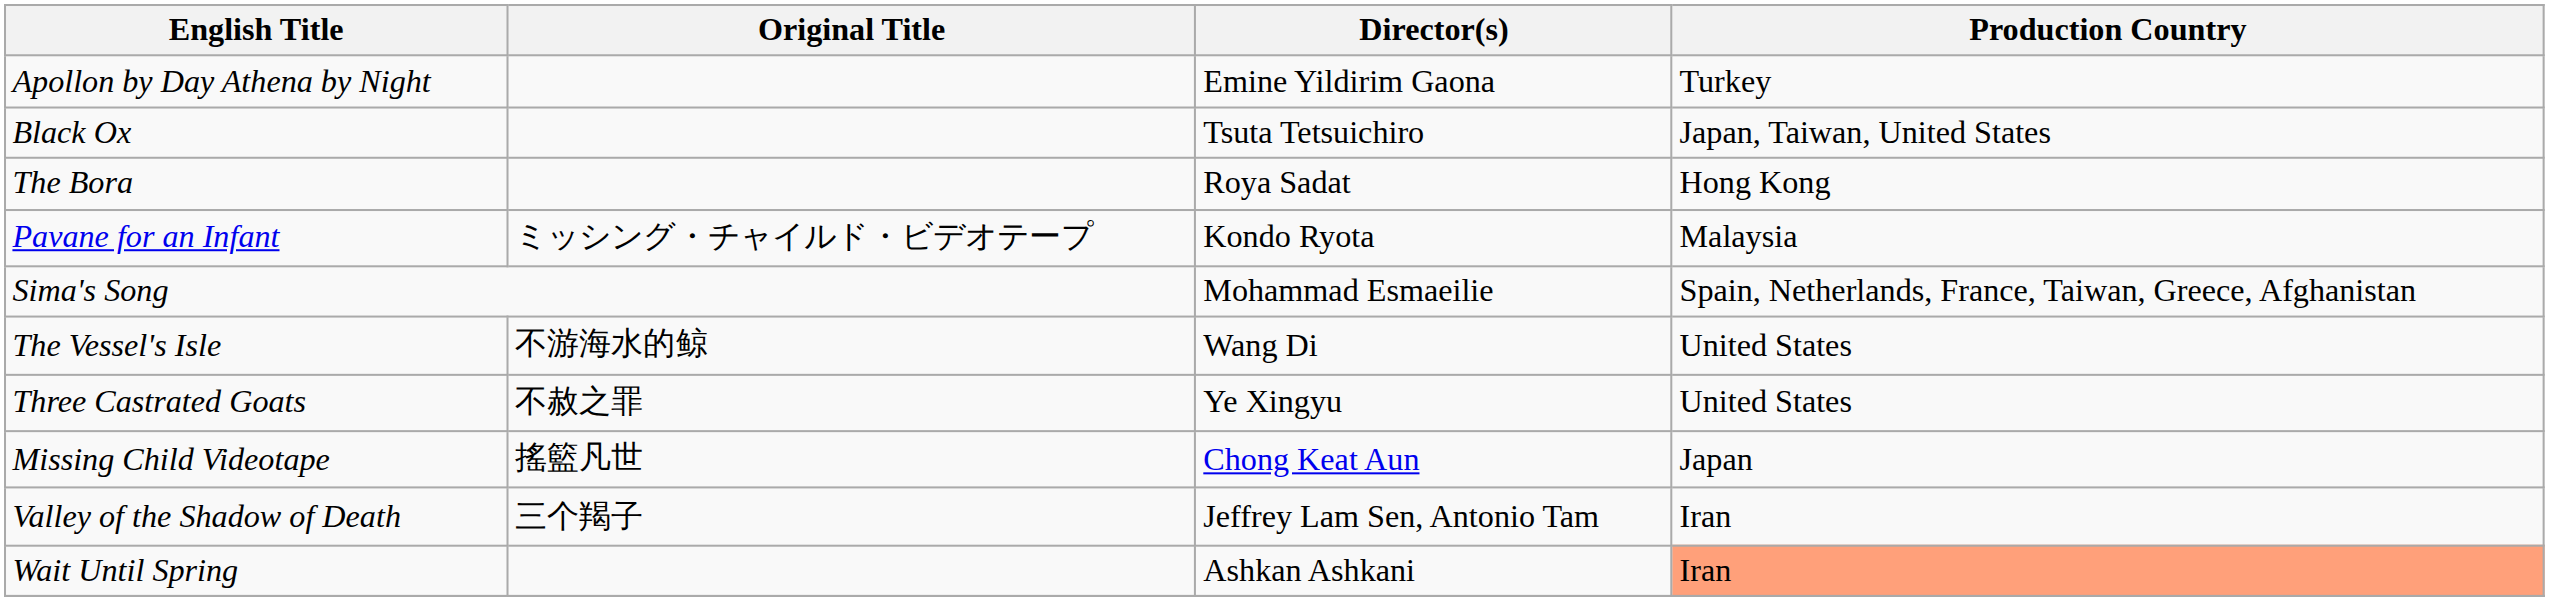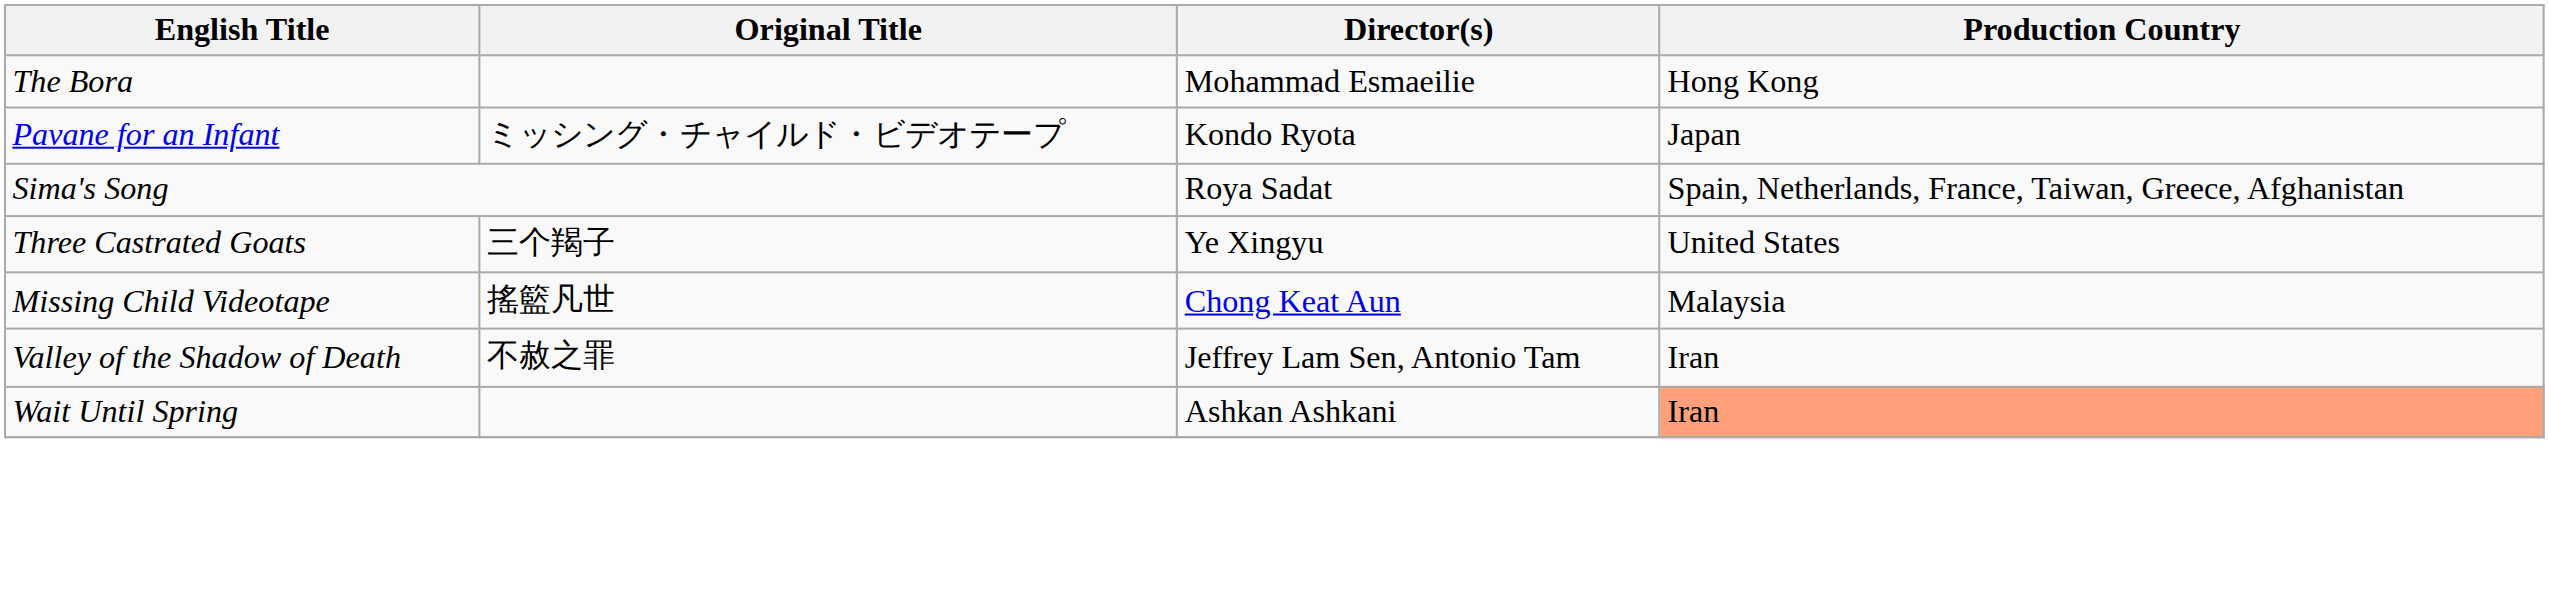- row: (222, 81)
- row: (72, 132)
(1277, 183) Roya Sadat -> (1330, 81) Mohammad Esmaeilie
(1738, 237) Malaysia -> (1704, 135) Japan
(1348, 291) Mohammad Esmaeilie -> (1258, 189) Roya Sadat
- row: (117, 345)
(579, 401) 不赦之罪 -> (551, 242) 三个羯子
(1716, 459) Japan -> (1726, 300) Malaysia
(579, 515) 三个羯子 -> (551, 356) 不赦之罪
